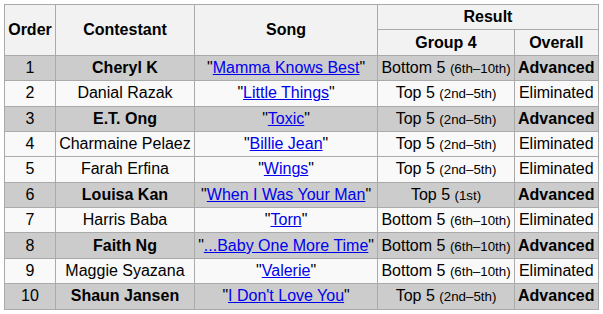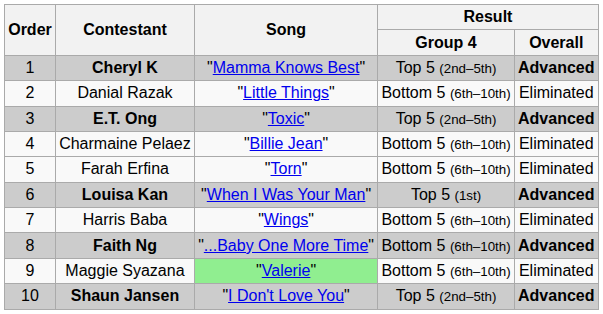(446, 67) Bottom 5 (6th–10th) -> (446, 67) Top 5 (2nd–5th)
(446, 93) Top 5 (2nd–5th) -> (446, 93) Bottom 5 (6th–10th)
(446, 144) Top 5 (2nd–5th) -> (446, 144) Bottom 5 (6th–10th)
(286, 169) "Wings" -> (286, 169) "Torn"
(446, 169) Top 5 (2nd–5th) -> (446, 169) Bottom 5 (6th–10th)
(286, 220) "Torn" -> (286, 220) "Wings"
(286, 270) no background -> (286, 270) lightgreen background
